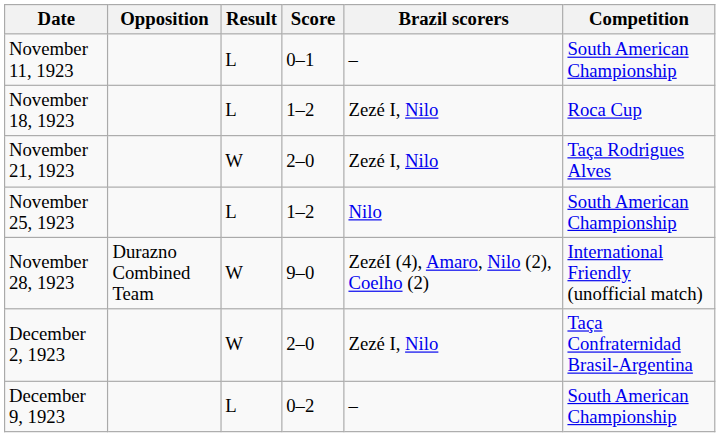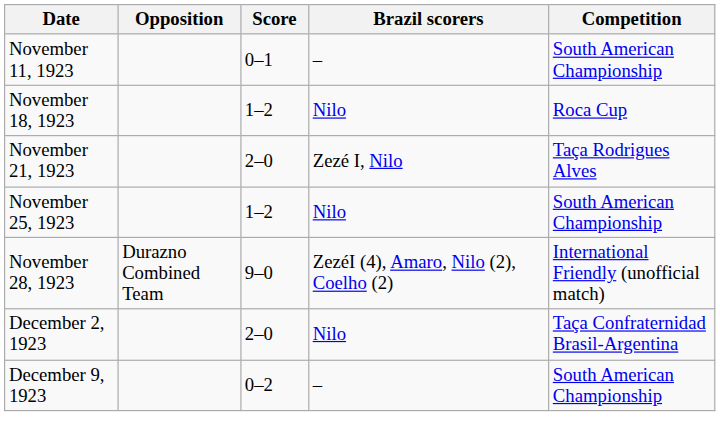- column: (251, 19)
(393, 110) Zezé I, Nilo -> (329, 110) Nilo
(393, 344) Zezé I, Nilo -> (329, 334) Nilo
